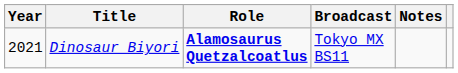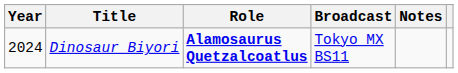(25, 48) 2021 -> (25, 48) 2024
